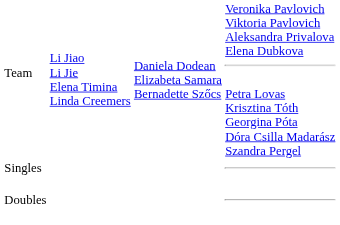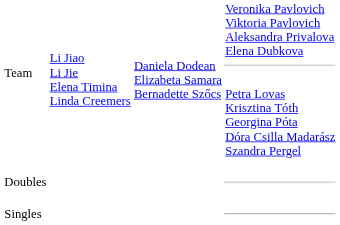rows swapped: (23, 168) <-> (25, 199)
